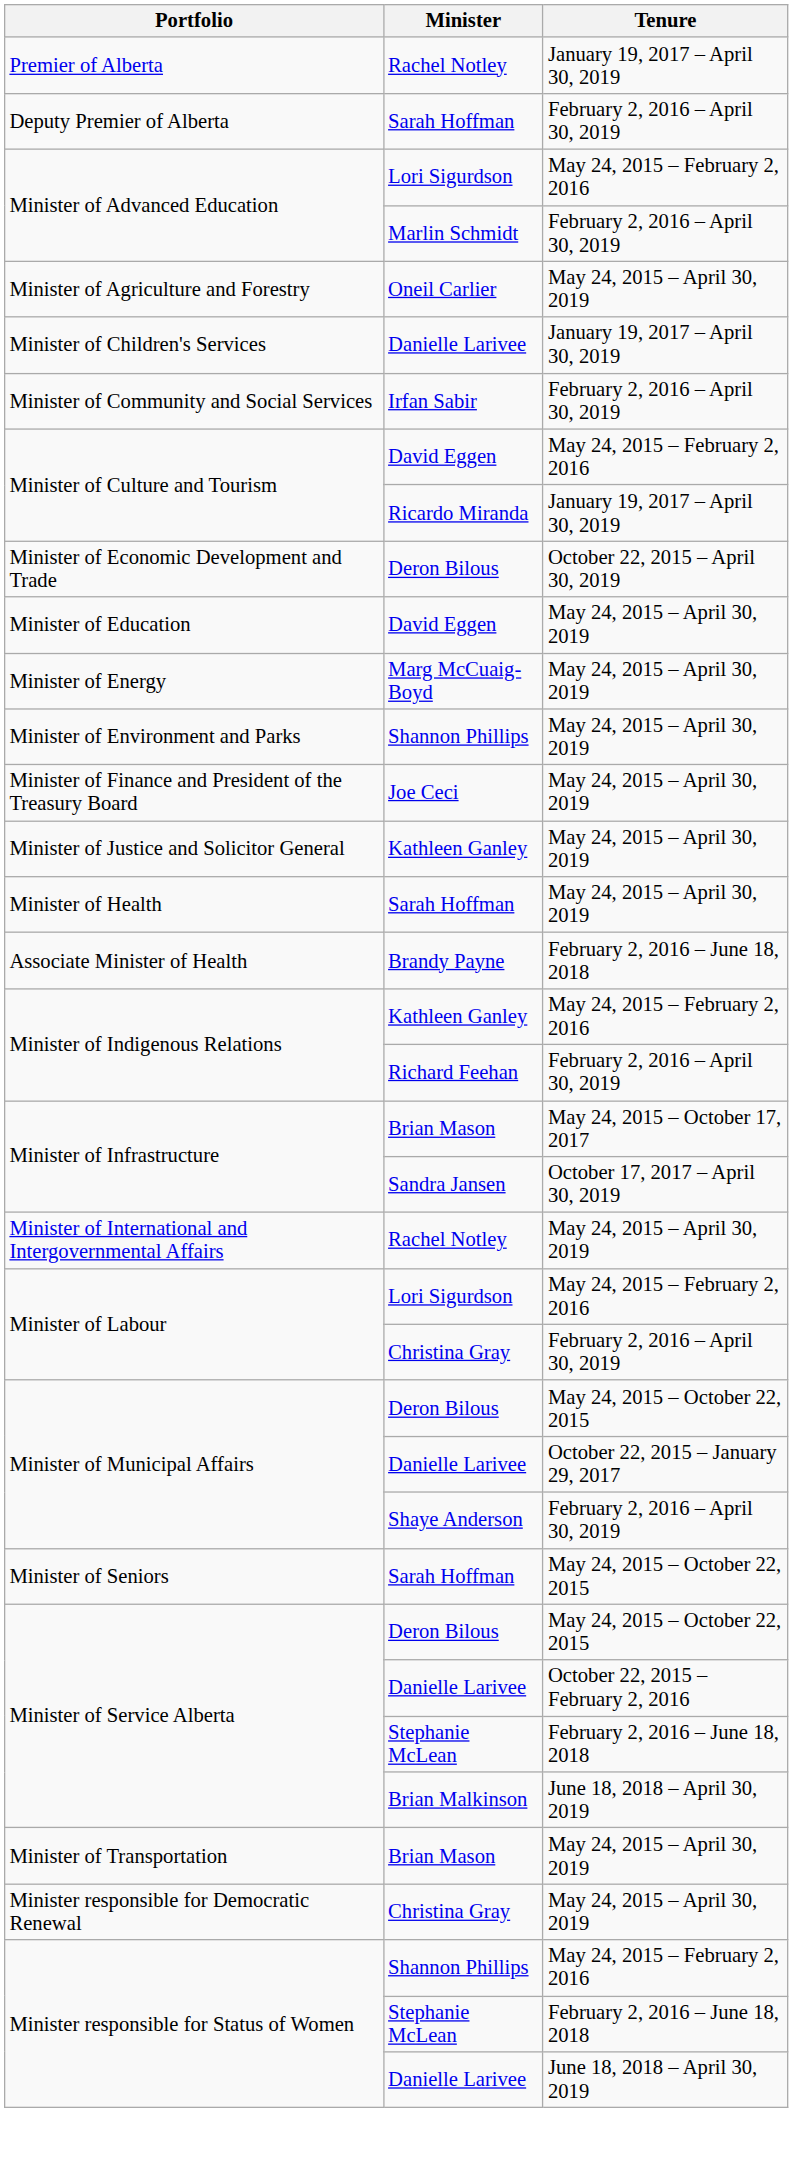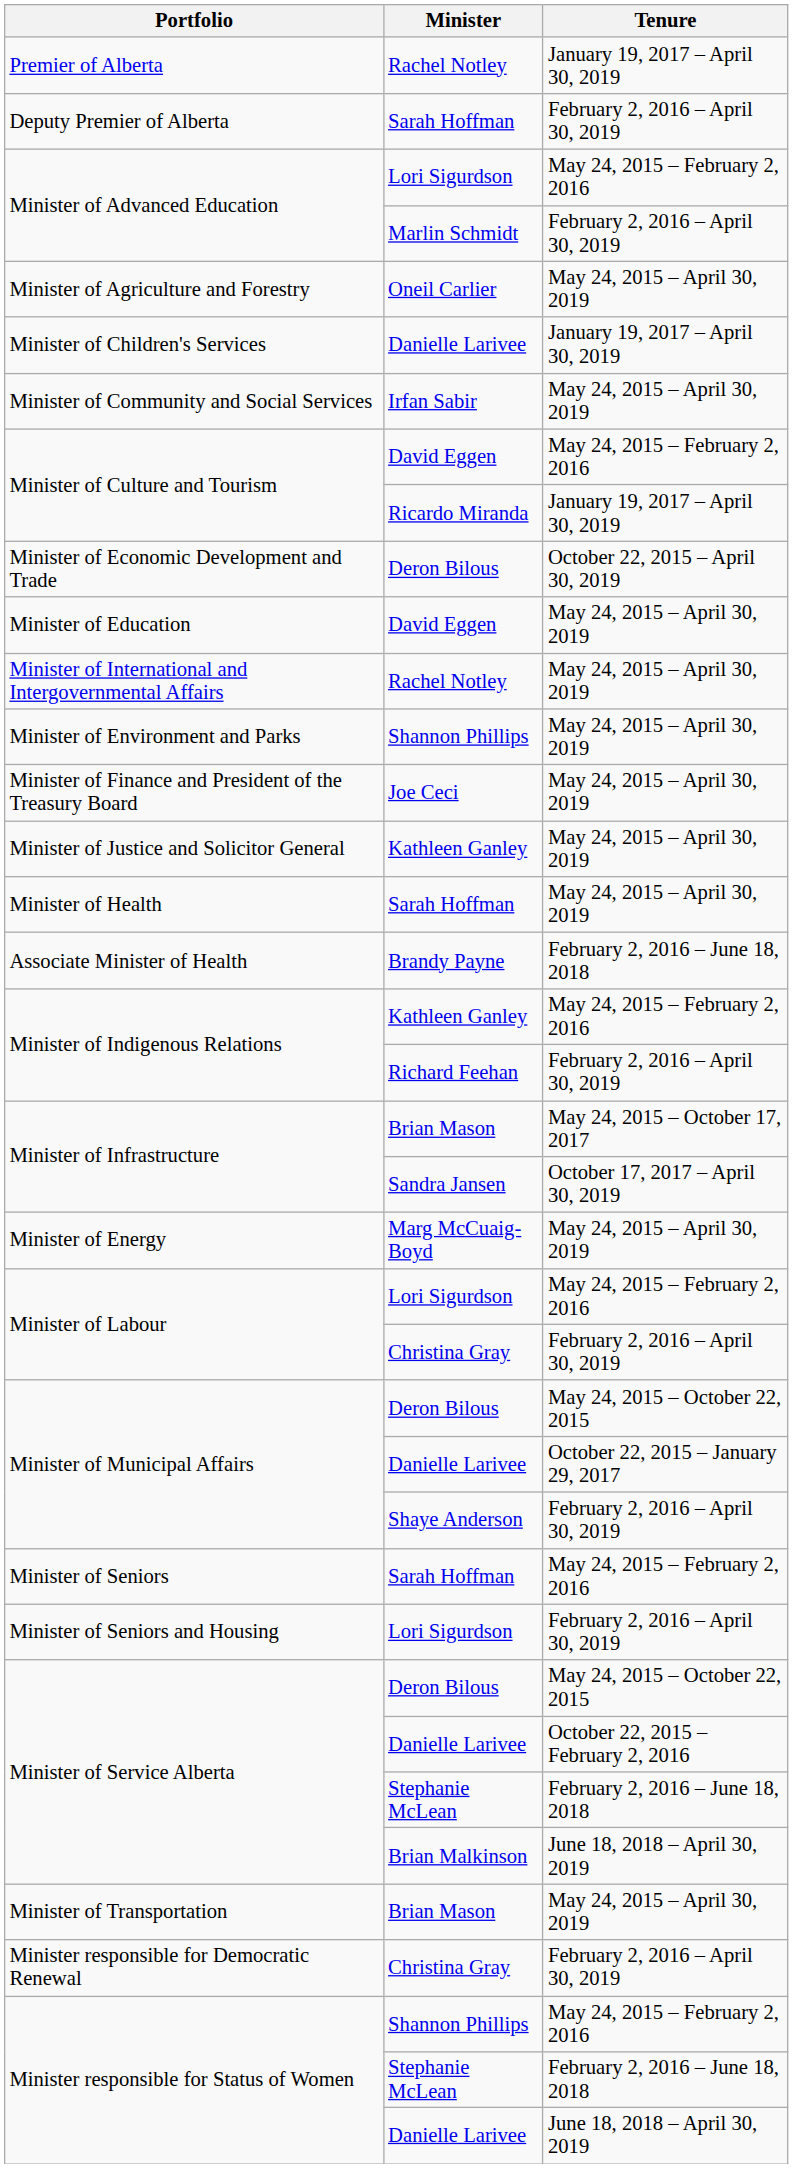(650, 400) February 2, 2016 – April 30, 2019 -> (653, 400) May 24, 2015 – April 30, 2019
rows swapped: (88, 680) <-> (128, 1240)
(665, 1575) May 24, 2015 – October 22, 2015 -> (663, 1575) May 24, 2015 – February 2, 2016
+ row: (144, 1631)
(653, 1911) May 24, 2015 – April 30, 2019 -> (650, 1967) February 2, 2016 – April 30, 2019
